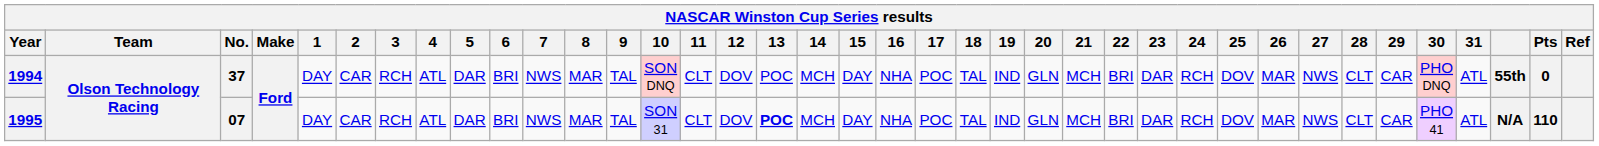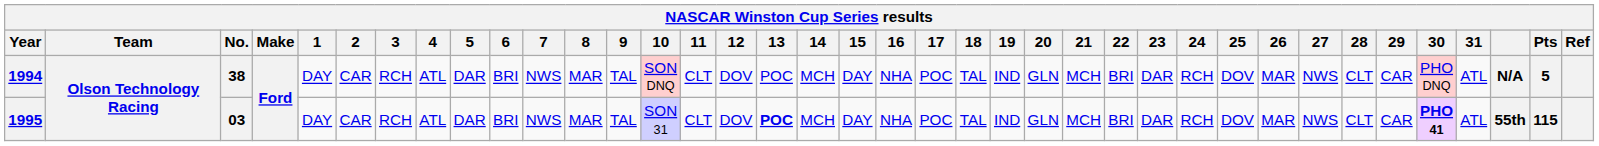(237, 76) 37 -> (237, 76) 38
(1510, 76) 55th -> (1510, 76) N/A
(1546, 76) 0 -> (1546, 76) 5
(237, 119) 07 -> (237, 119) 03
(1437, 119) normal -> (1437, 119) bold
(1510, 119) N/A -> (1510, 119) 55th
(1546, 119) 110 -> (1546, 119) 115
